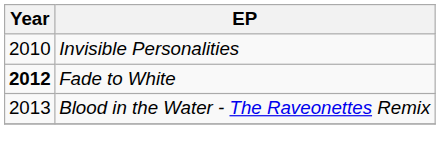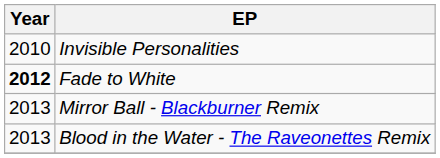+ row: (189, 108)
